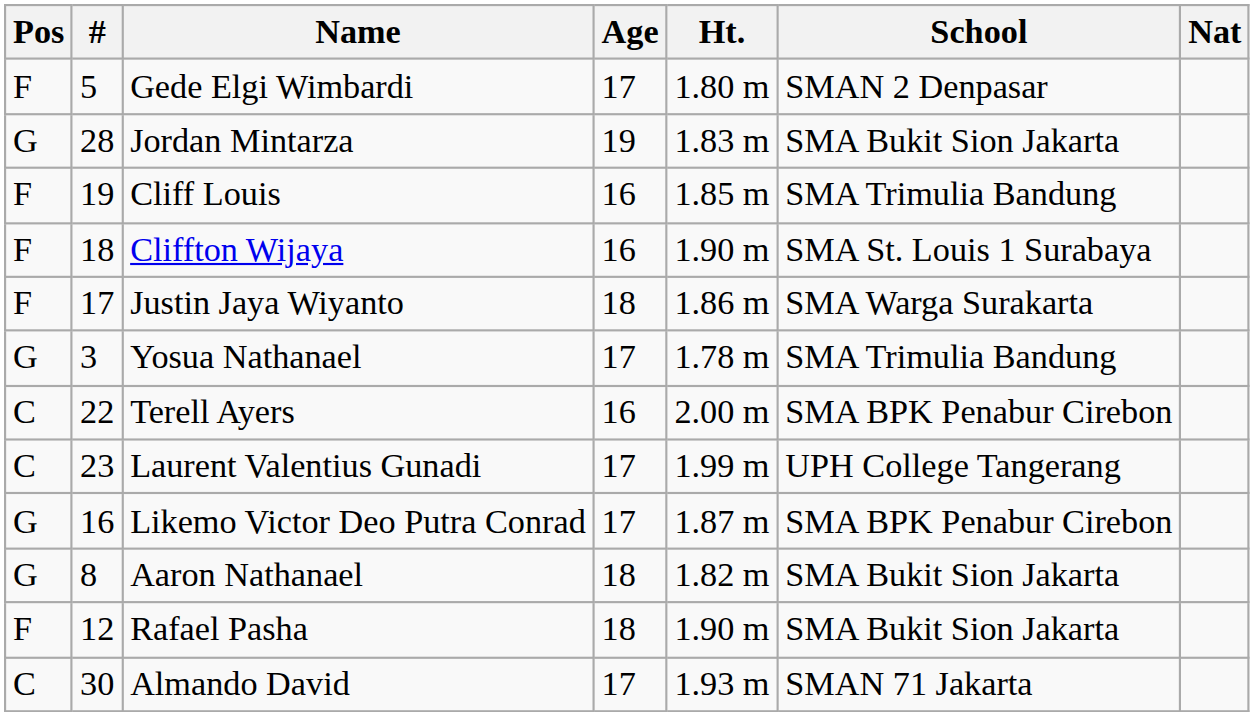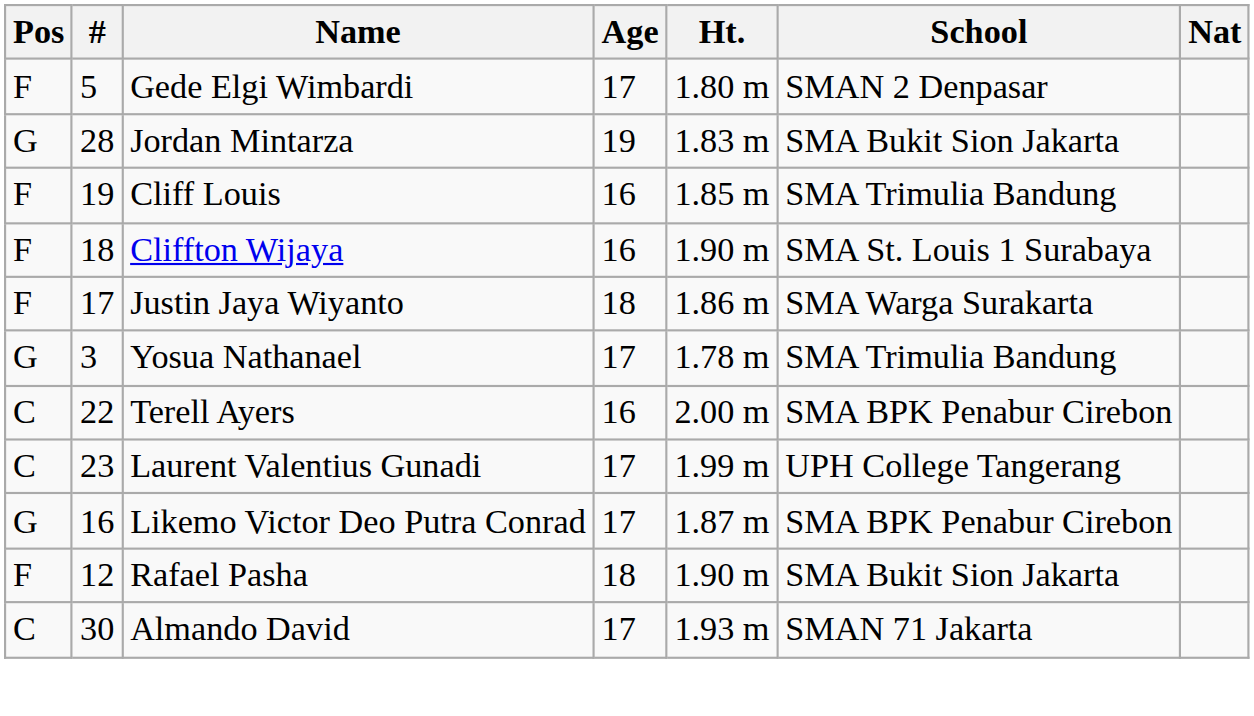- row: (247, 574)
